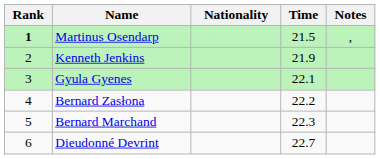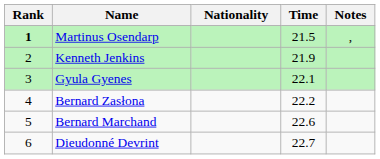(303, 121) 22.3 -> (303, 121) 22.6
